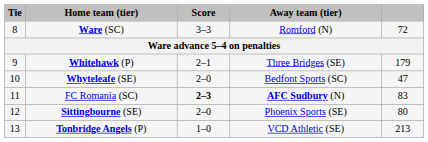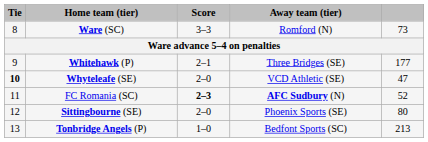(403, 29) 72 -> (403, 29) 73
(403, 63) 179 -> (403, 63) 177
(15, 79) normal -> (15, 79) bold
(306, 79) Bedfont Sports (SC) -> (306, 79) VCD Athletic (SE)
(403, 96) 83 -> (403, 96) 52
(306, 129) VCD Athletic (SE) -> (306, 129) Bedfont Sports (SC)
